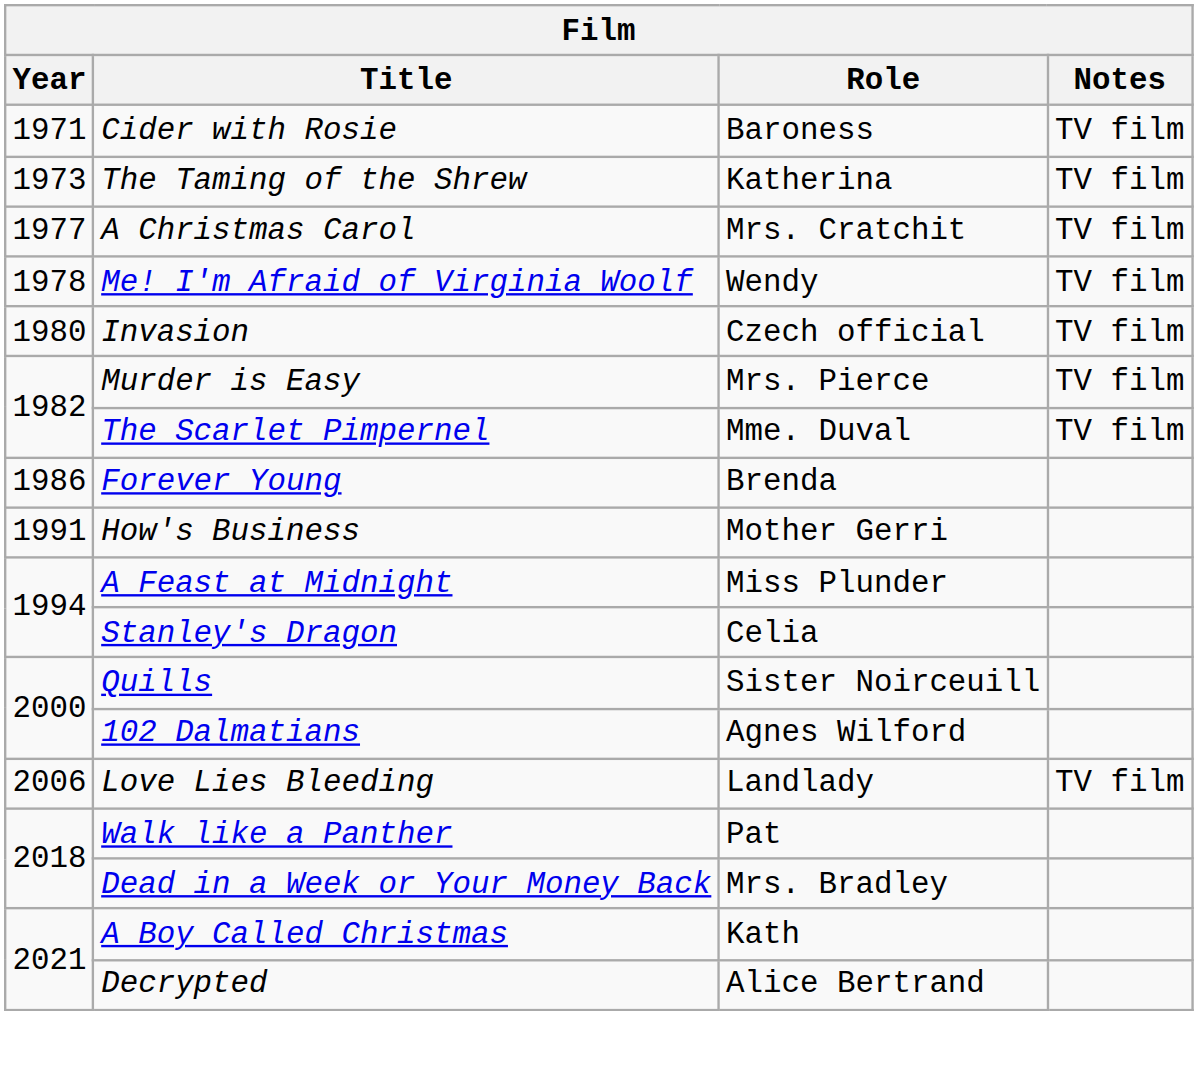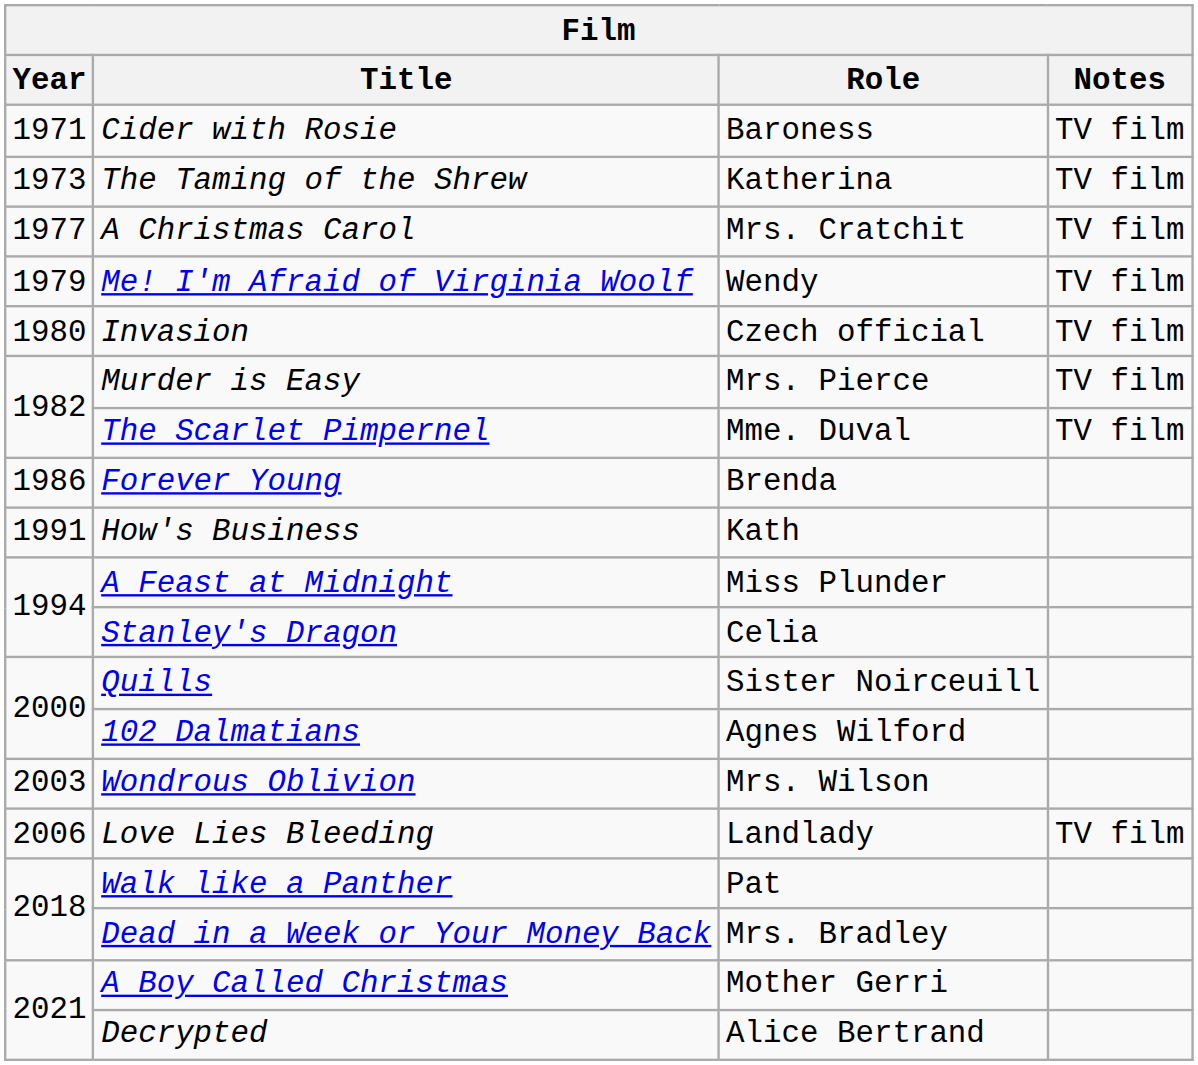(50, 281) 1978 -> (50, 281) 1979
(837, 532) Mother Gerri -> (763, 532) Kath
+ row: (258, 784)
(763, 934) Kath -> (837, 984) Mother Gerri
